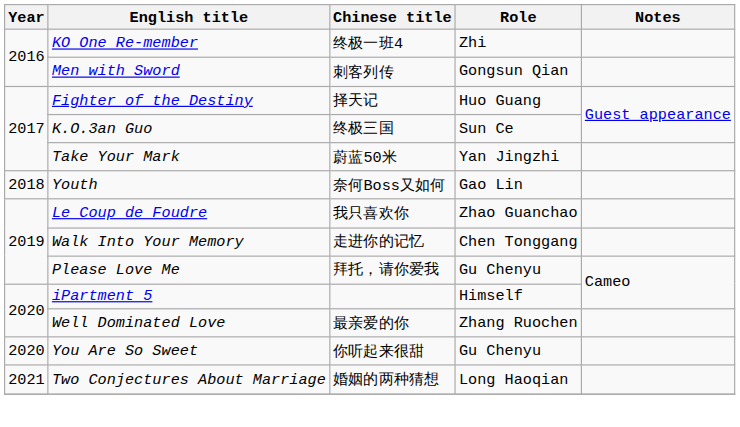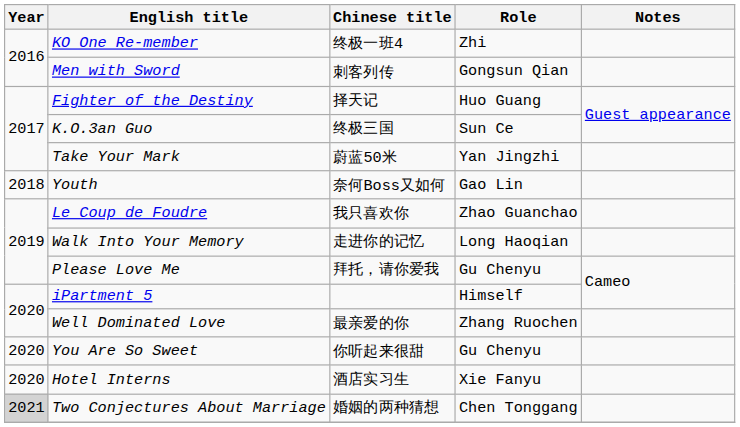(518, 242) Chen Tonggang -> (514, 242) Long Haoqian
+ row: (111, 380)
(26, 380) no background -> (26, 408) lightgrey background
(514, 380) Long Haoqian -> (518, 408) Chen Tonggang
